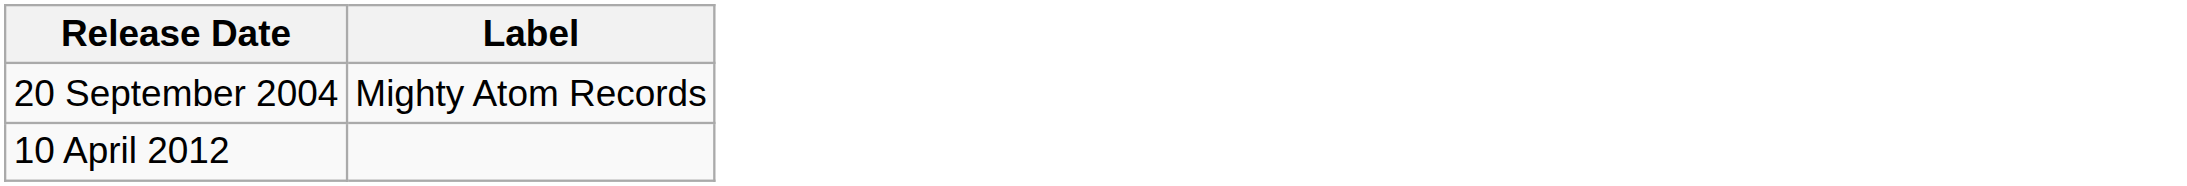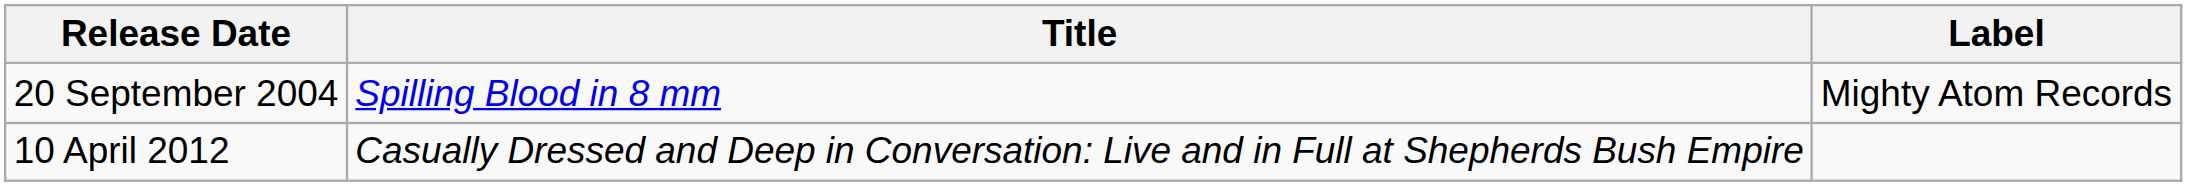+ column: (1080, 33)
